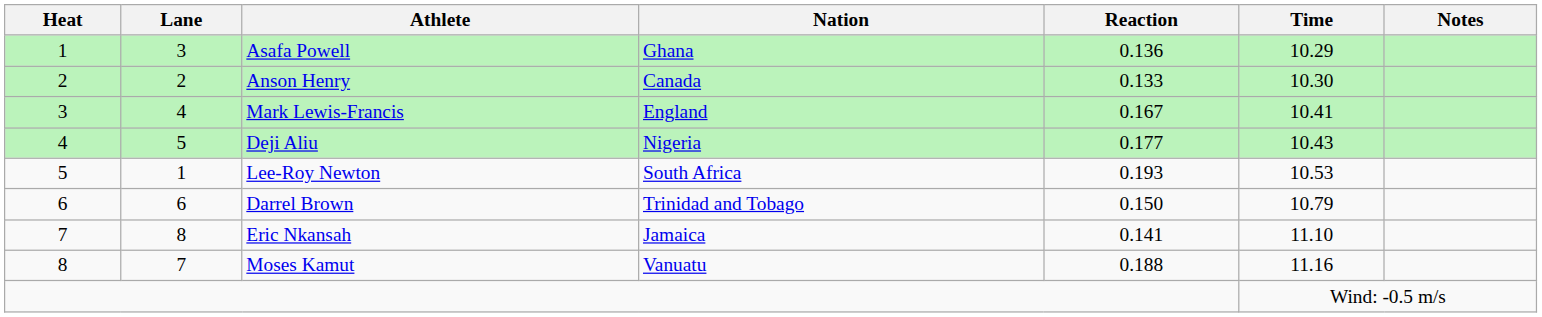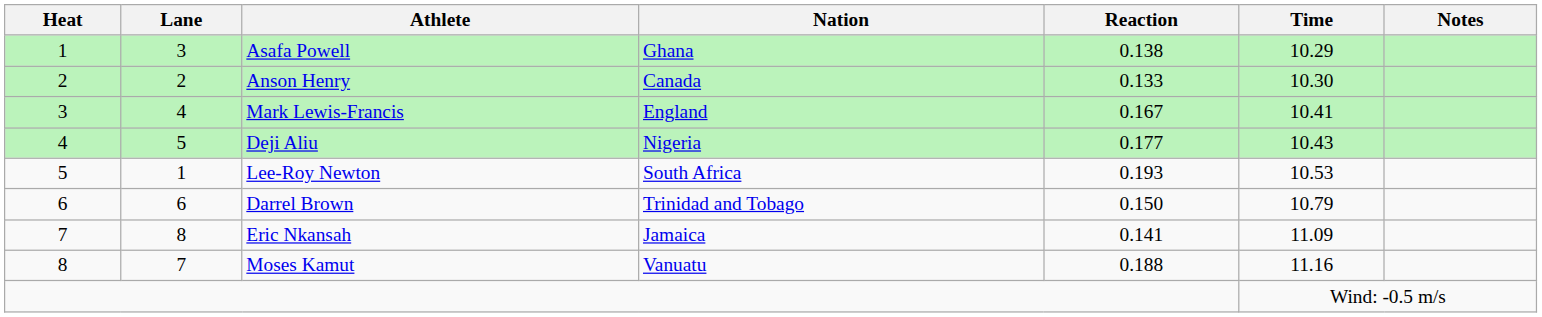(1141, 50) 0.136 -> (1141, 50) 0.138
(1312, 234) 11.10 -> (1312, 234) 11.09
